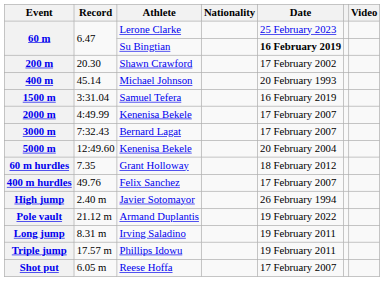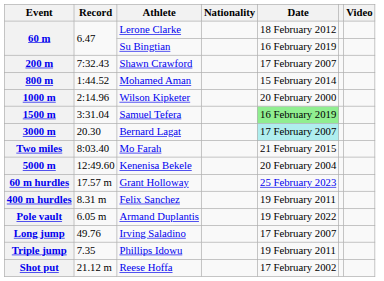(298, 30) 25 February 2023 -> (298, 30) 18 February 2012
(301, 47) bold -> (298, 47) normal
(89, 64) 20.30 -> (93, 64) 7:32.43
(298, 64) 17 February 2002 -> (298, 64) 17 February 2007
- row: (39, 81)
+ row: (39, 81)
+ row: (39, 98)
(298, 98) no background -> (298, 115) lightgreen background
- row: (39, 115)
(93, 132) 7:32.43 -> (89, 132) 20.30
(298, 132) no background -> (298, 132) paleturquoise background
+ row: (39, 149)
(86, 166) 7.35 -> (94, 183) 17.57 m
(298, 166) 18 February 2012 -> (298, 183) 25 February 2023
(89, 183) 49.76 -> (92, 200) 8.31 m
(298, 183) 17 February 2007 -> (298, 200) 19 February 2011
- row: (39, 200)
(94, 217) 21.12 m -> (92, 217) 6.05 m
(92, 234) 8.31 m -> (89, 234) 49.76
(298, 234) 19 February 2011 -> (298, 234) 17 February 2007
(94, 251) 17.57 m -> (86, 251) 7.35
(92, 268) 6.05 m -> (94, 268) 21.12 m
(298, 268) 17 February 2007 -> (298, 268) 17 February 2002
